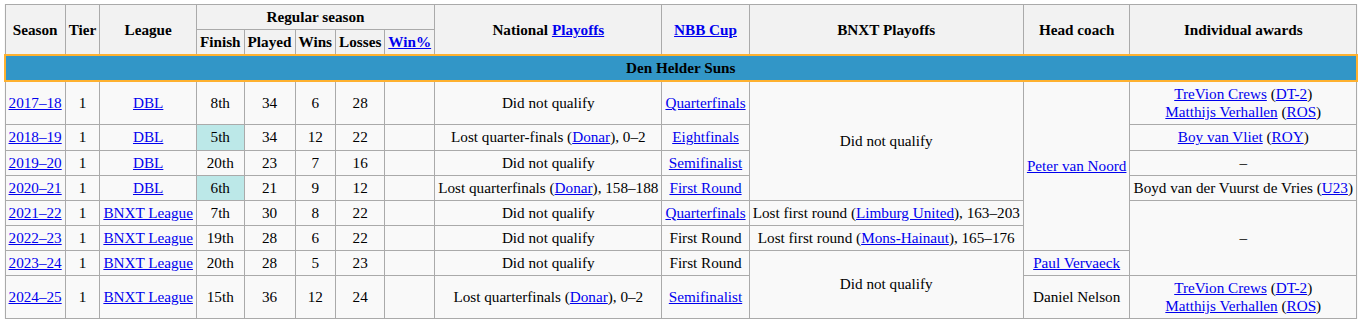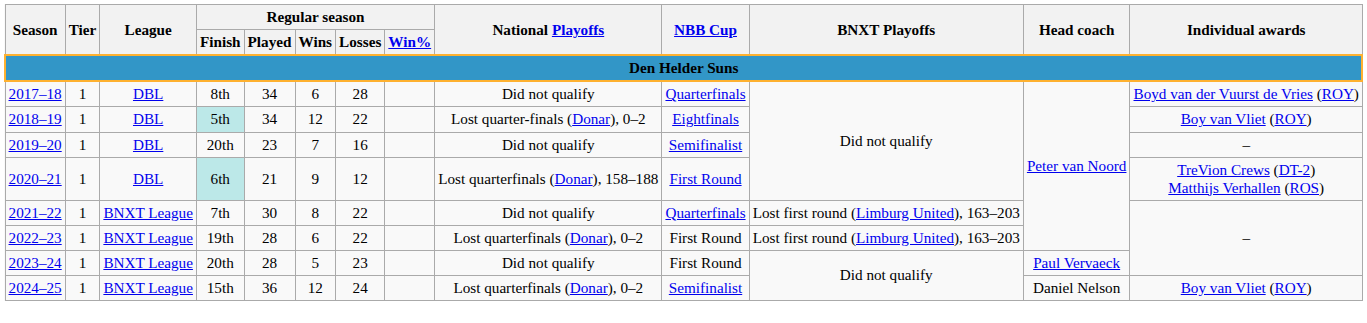(1243, 103) TreVion Crews (DT-2) Matthijs Verhallen (ROS) -> (1246, 94) Boyd van der Vuurst de Vries (ROY)
(1243, 187) Boyd van der Vuurst de Vries (U23) -> (1246, 178) TreVion Crews (DT-2) Matthijs Verhallen (ROS)
(548, 237) Did not qualify -> (548, 237) Lost quarterfinals (Donar), 0–2
(886, 237) Lost first round (Mons-Hainaut), 165–176 -> (886, 237) Lost first round (Limburg United), 163–203
(1243, 296) TreVion Crews (DT-2) Matthijs Verhallen (ROS) -> (1246, 287) Boy van Vliet (ROY)
